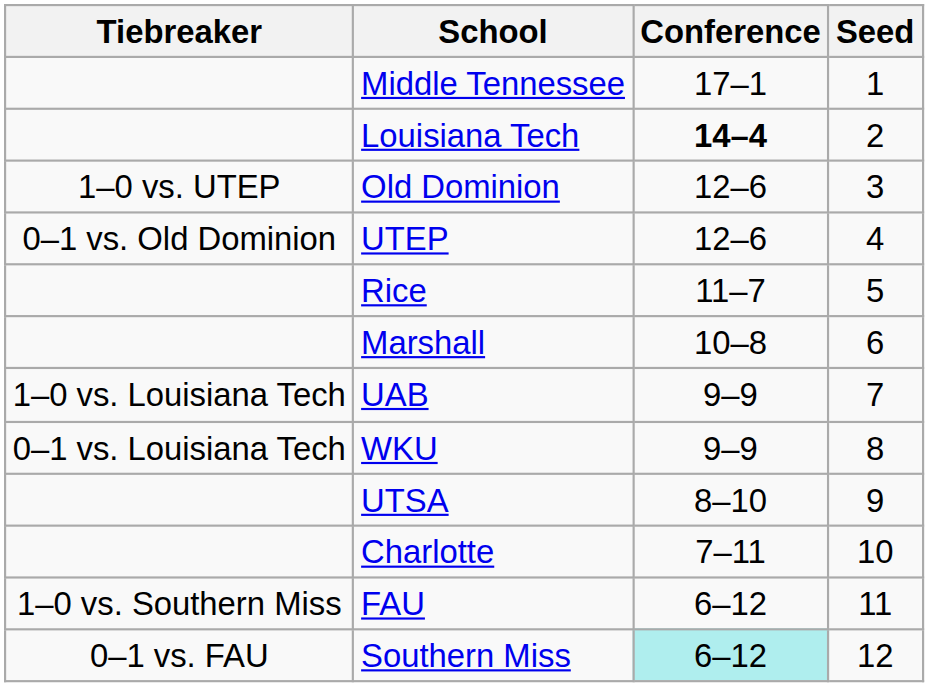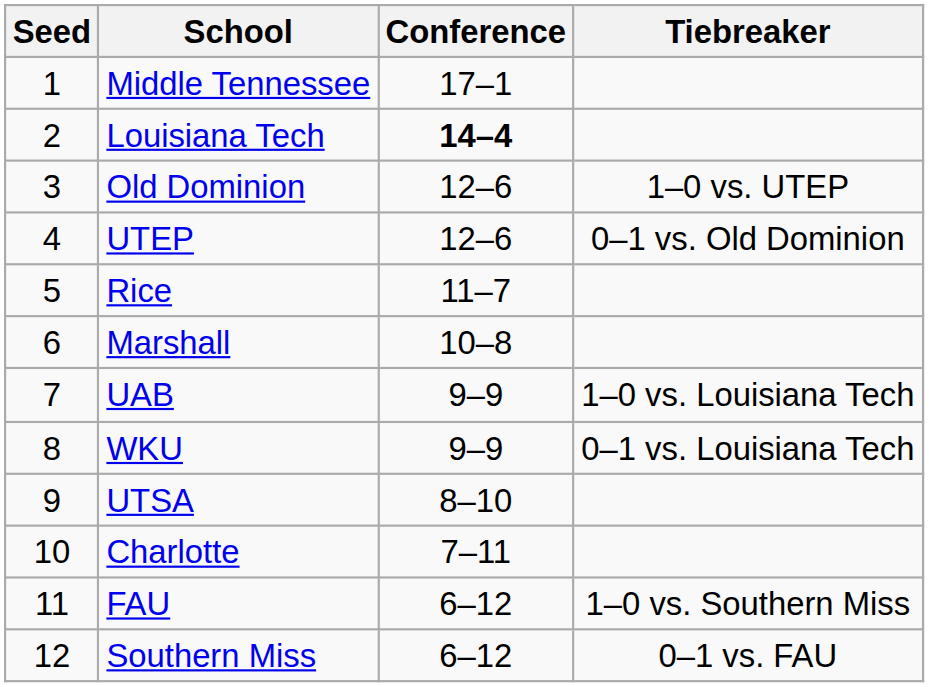columns swapped: (875, 31) <-> (179, 31)
(730, 655) paleturquoise background -> (476, 655) no background
